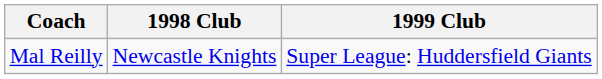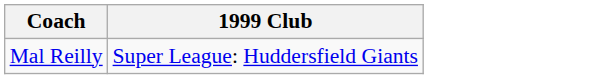- column: (194, 21)
